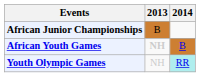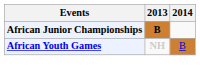(157, 30) normal -> (157, 30) bold
- row: (56, 63)
